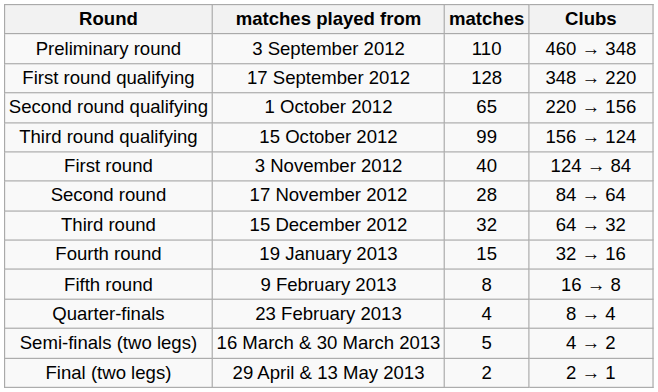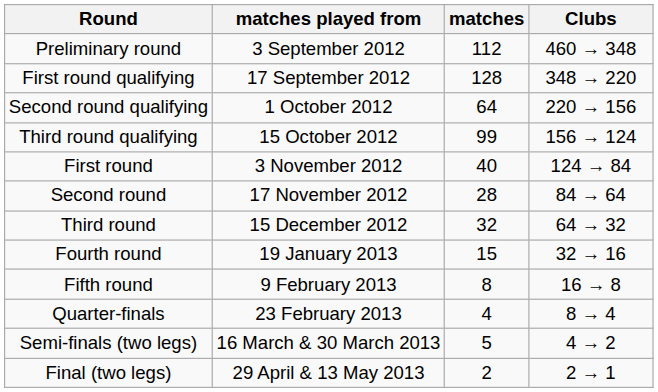(487, 48) 110 -> (487, 48) 112
(487, 107) 65 -> (487, 107) 64
